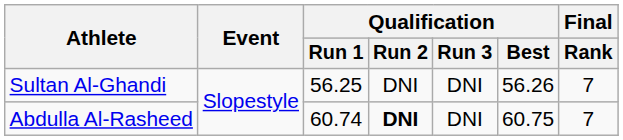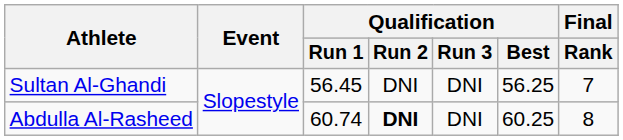(336, 86) 56.25 -> (336, 86) 56.45
(528, 86) 56.26 -> (528, 86) 56.25
(528, 119) 60.75 -> (528, 119) 60.25
(588, 119) 7 -> (588, 119) 8
